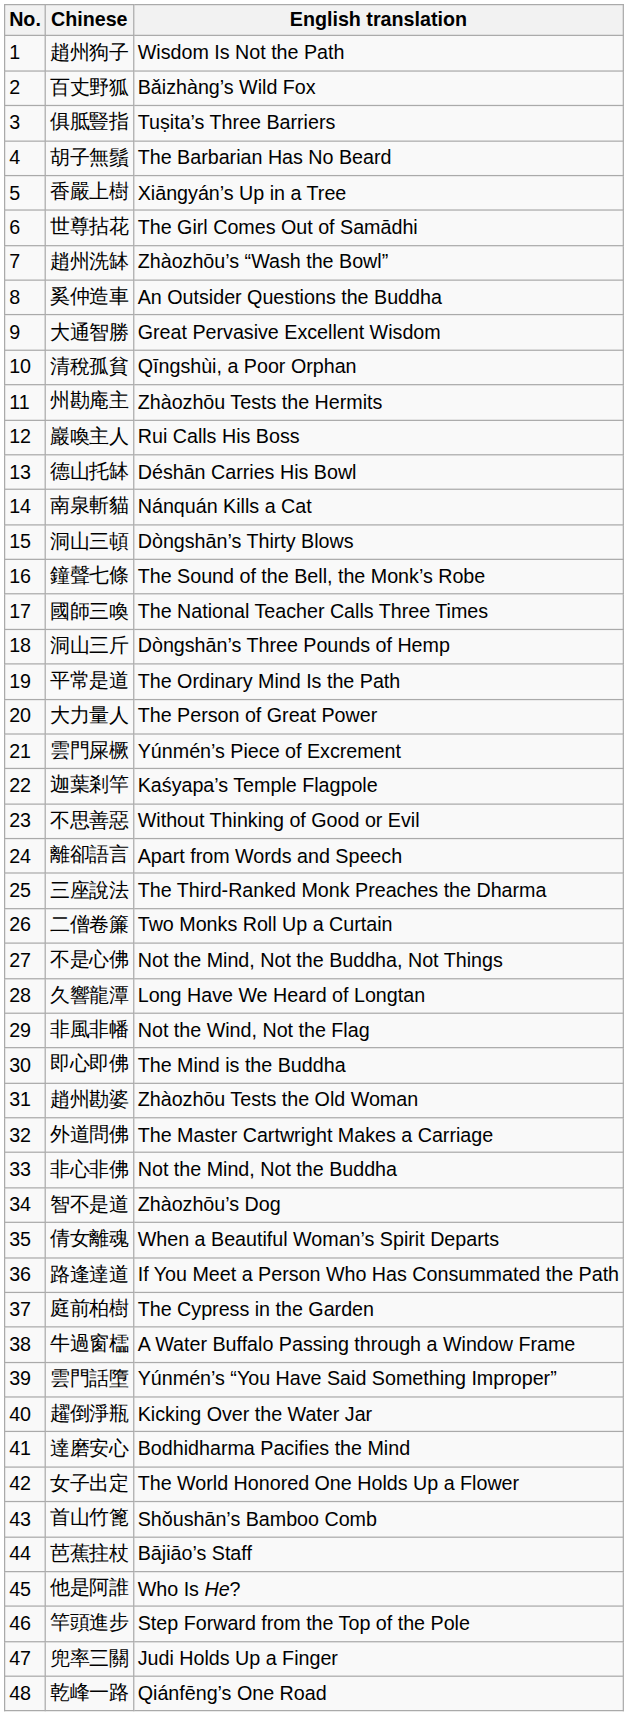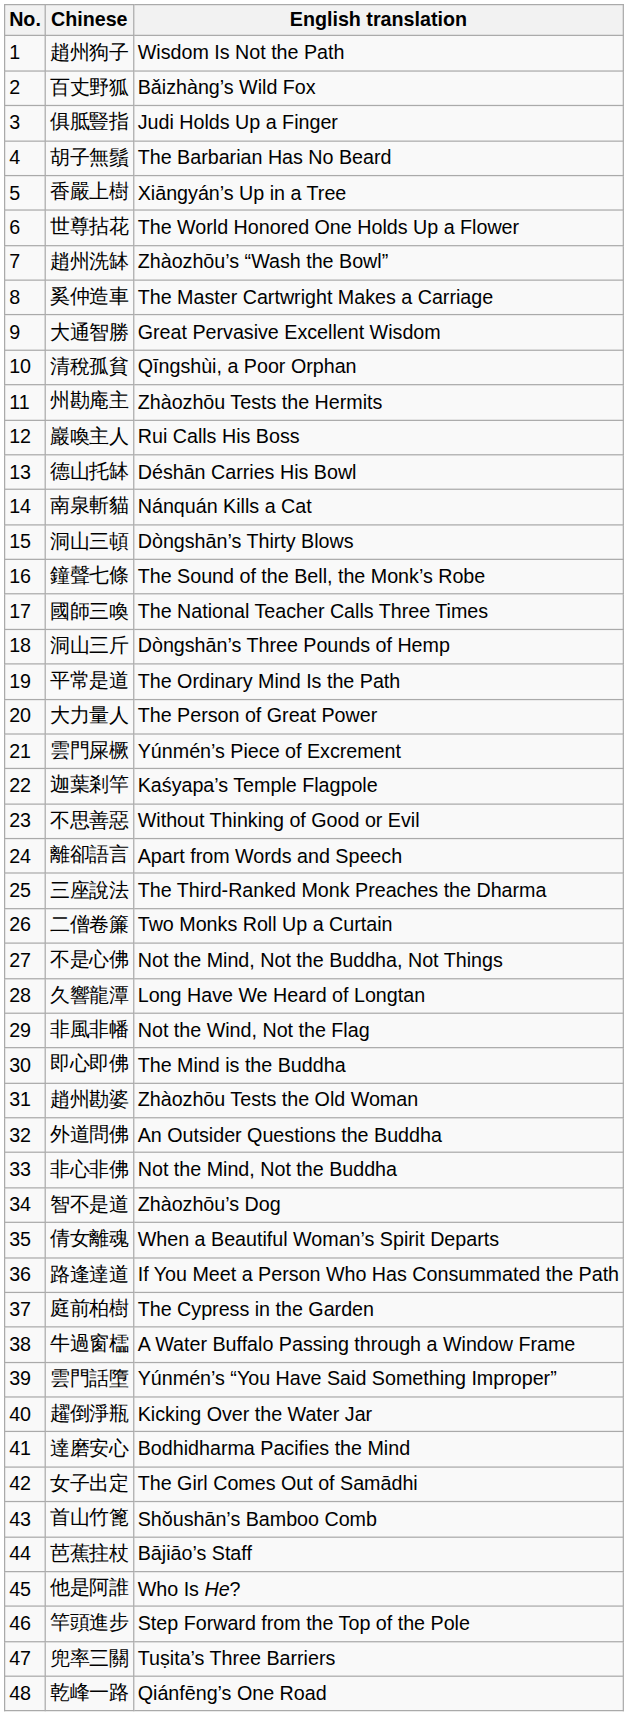(237, 122) Tuṣita’s Three Barriers -> (238, 122) Judi Holds Up a Finger
(278, 227) The Girl Comes Out of Samādhi -> (328, 227) The World Honored One Holds Up a Flower
(290, 297) An Outsider Questions the Buddha -> (315, 297) The Master Cartwright Makes a Carriage
(315, 1135) The Master Cartwright Makes a Carriage -> (290, 1135) An Outsider Questions the Buddha
(328, 1484) The World Honored One Holds Up a Flower -> (278, 1484) The Girl Comes Out of Samādhi
(238, 1658) Judi Holds Up a Finger -> (237, 1658) Tuṣita’s Three Barriers
